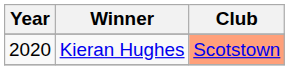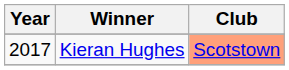(30, 49) 2020 -> (30, 49) 2017
